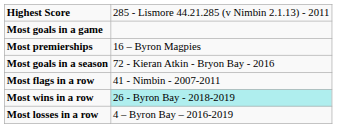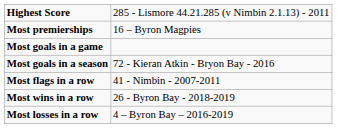rows swapped: (50, 47) <-> (55, 30)
(174, 98) paleturquoise background -> (174, 98) no background
